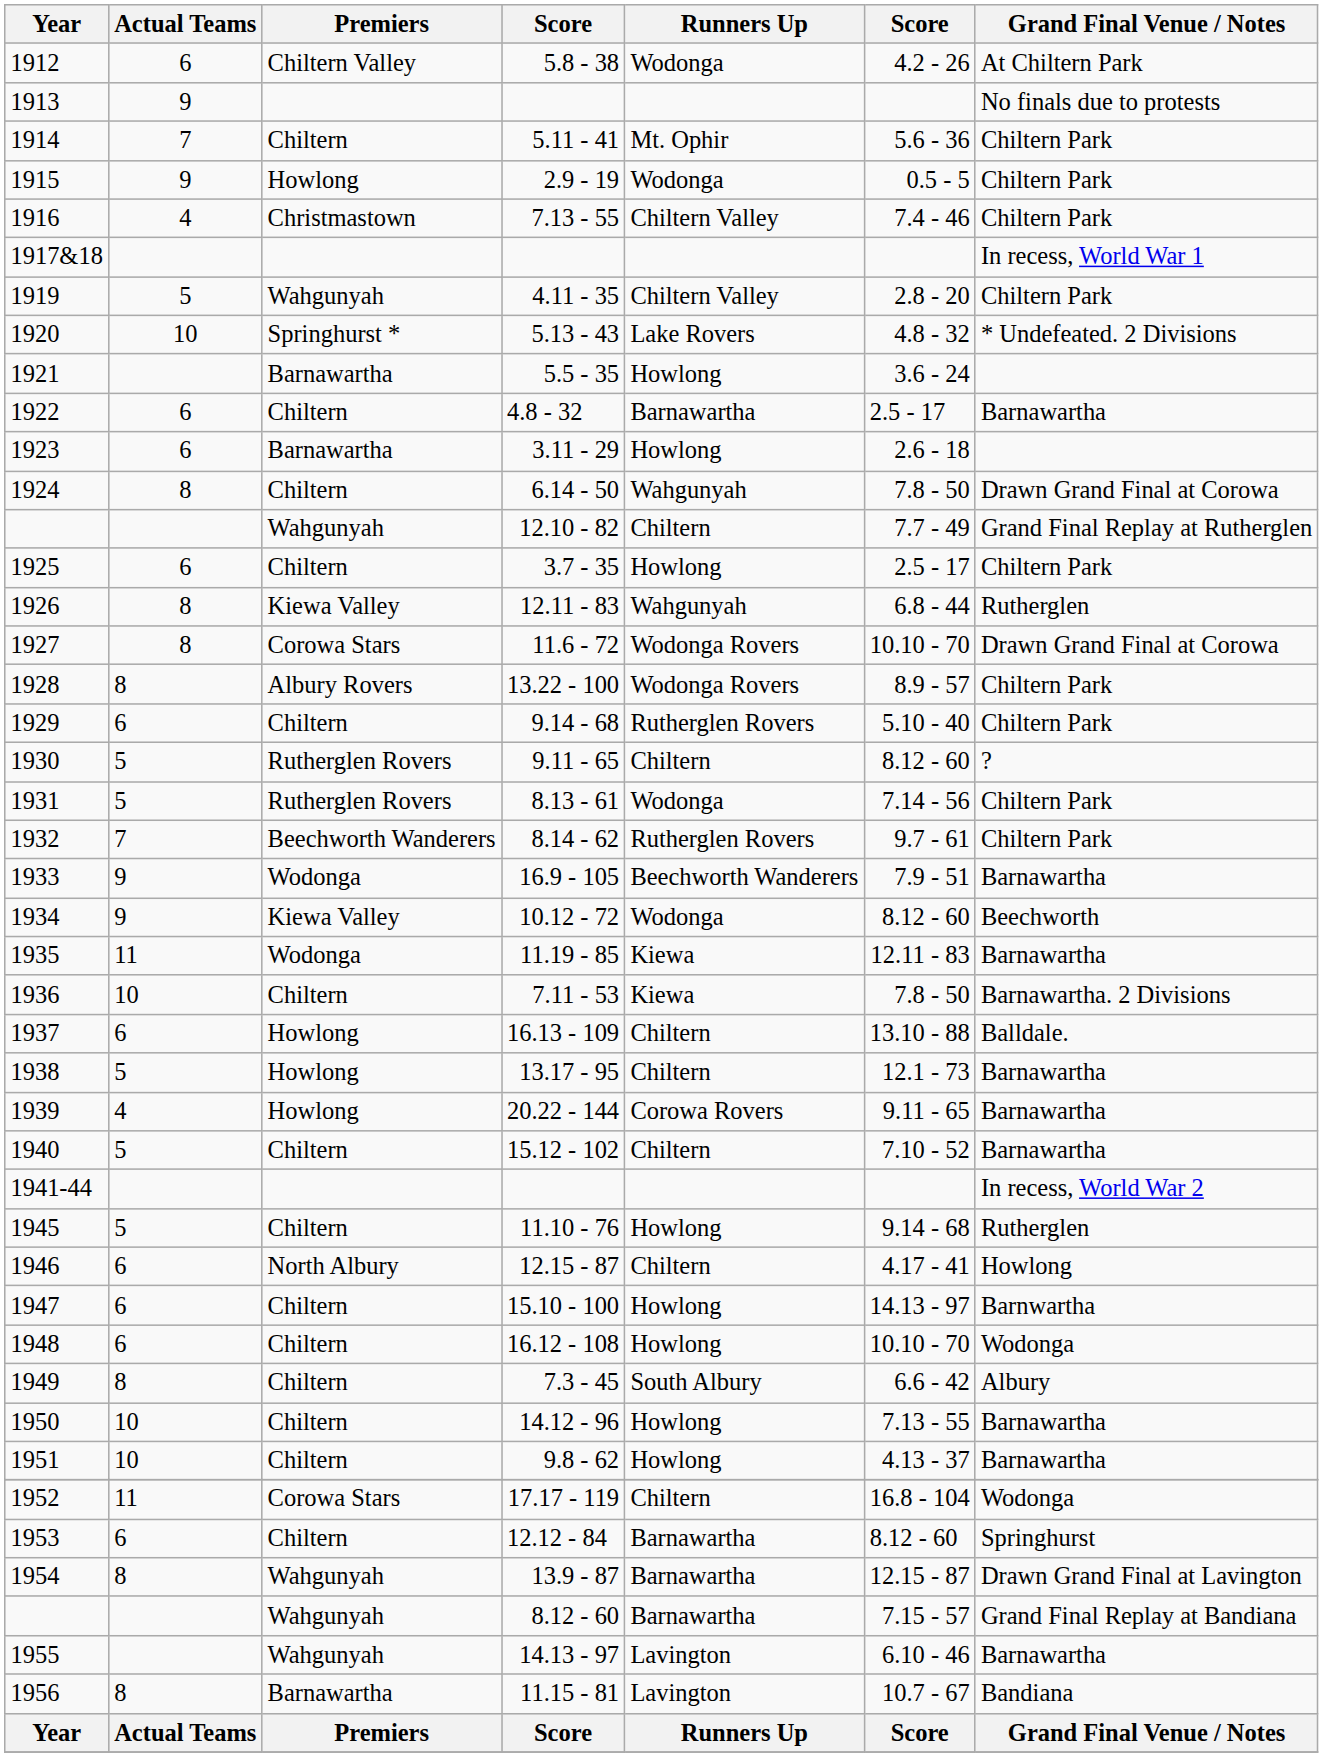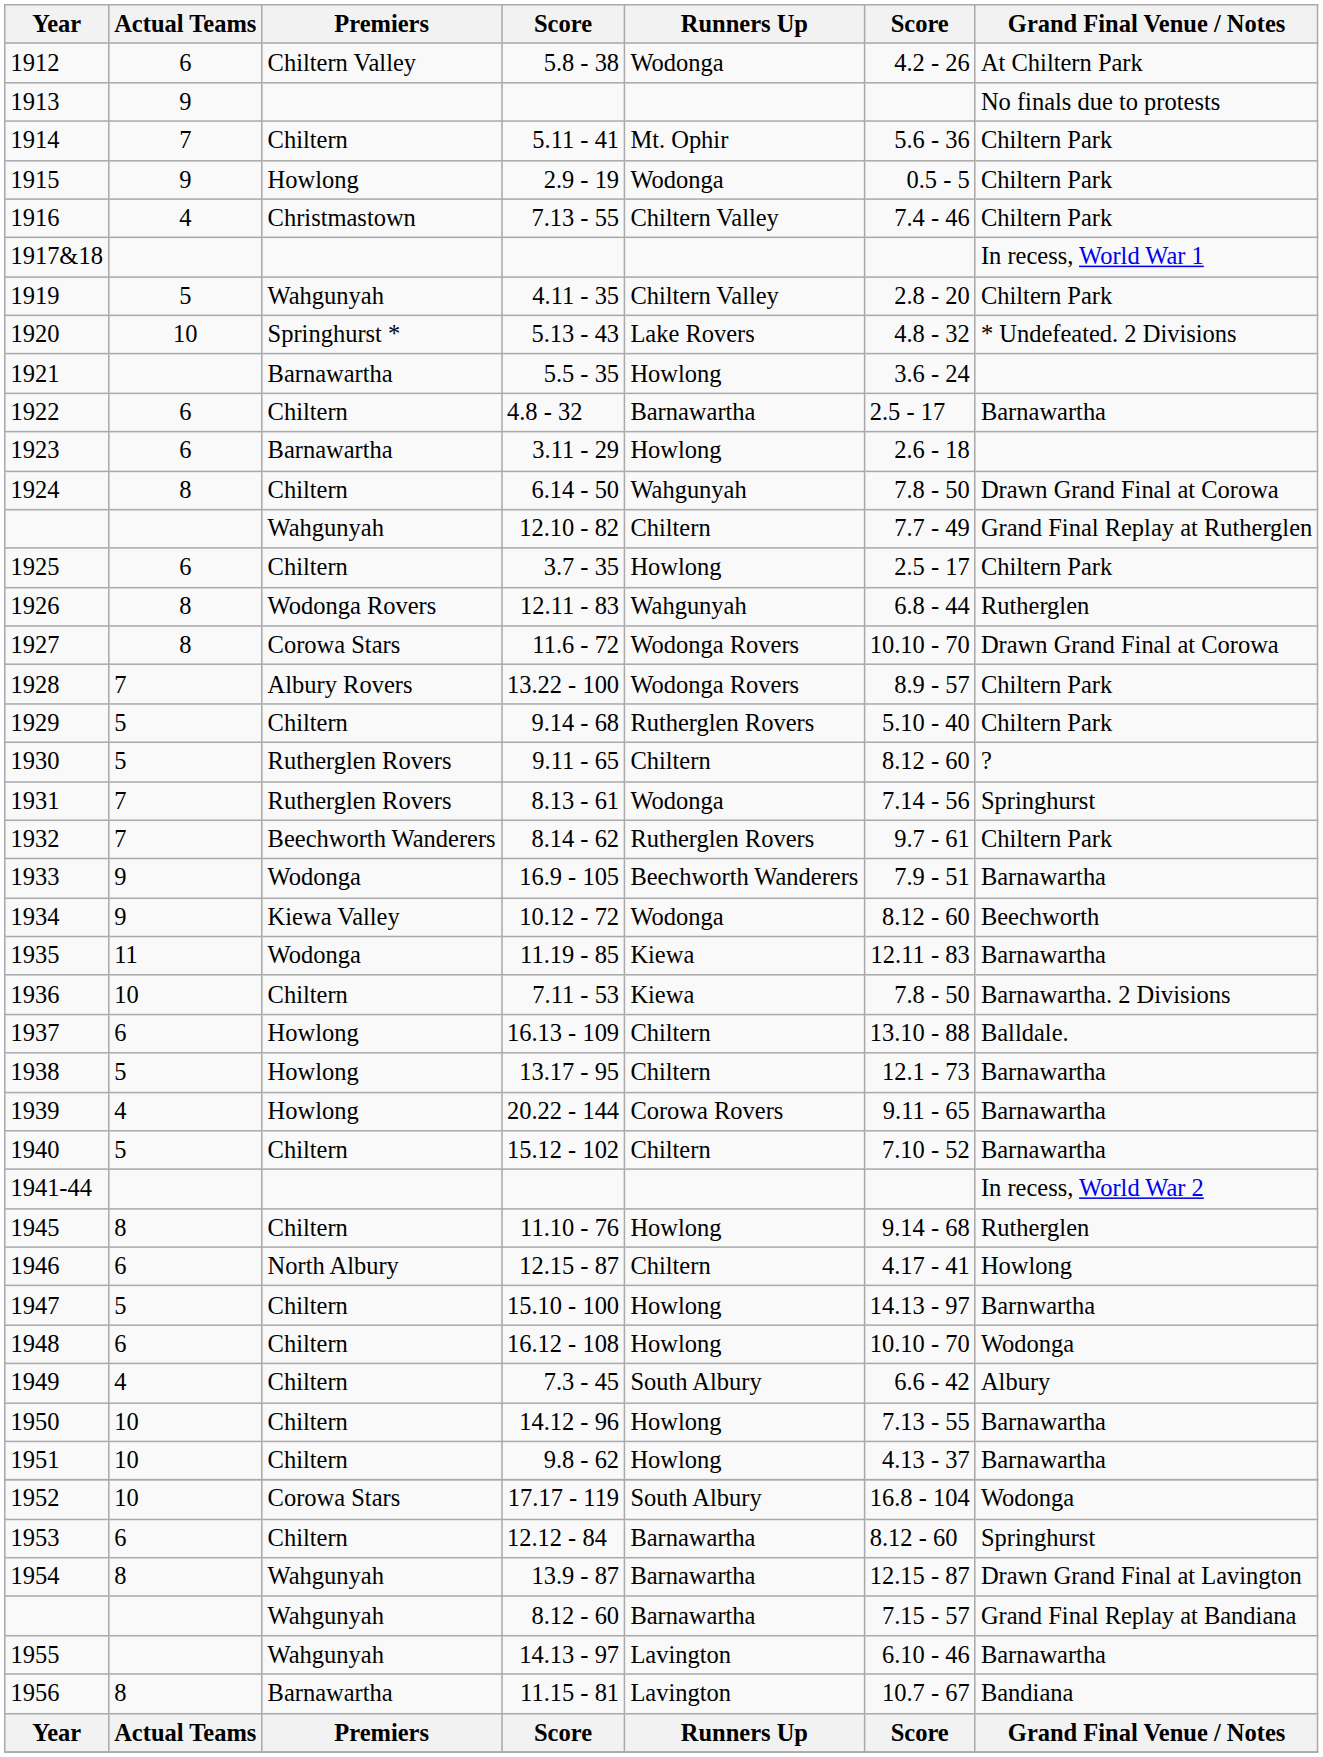(334, 606) Kiewa Valley -> (352, 606) Wodonga Rovers
(120, 683) 8 -> (120, 683) 7
(120, 722) 6 -> (120, 722) 5
(120, 800) 5 -> (120, 800) 7
(1047, 800) Chiltern Park -> (1038, 800) Springhurst
(120, 1227) 5 -> (120, 1227) 8
(120, 1305) 6 -> (120, 1305) 5
(120, 1382) 8 -> (120, 1382) 4
(126, 1499) 11 -> (126, 1499) 10
(671, 1499) Chiltern -> (696, 1499) South Albury
